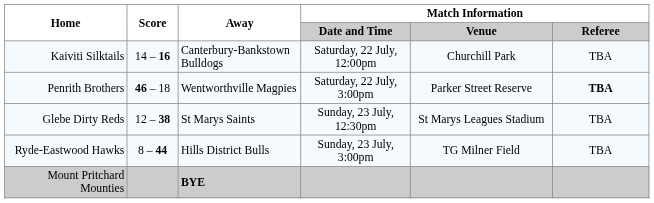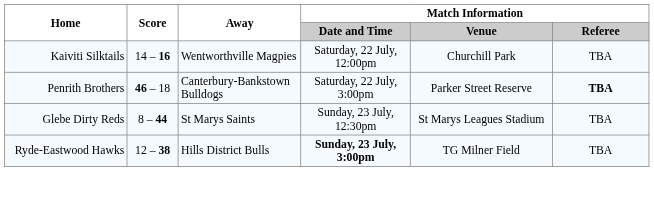(235, 56) Canterbury-Bankstown Bulldogs -> (239, 56) Wentworthville Magpies
(239, 88) Wentworthville Magpies -> (235, 88) Canterbury-Bankstown Bulldogs
(153, 119) 12 – 38 -> (153, 119) 8 – 44
(153, 150) 8 – 44 -> (153, 150) 12 – 38
(356, 150) normal -> (356, 150) bold
- row: (86, 182)
